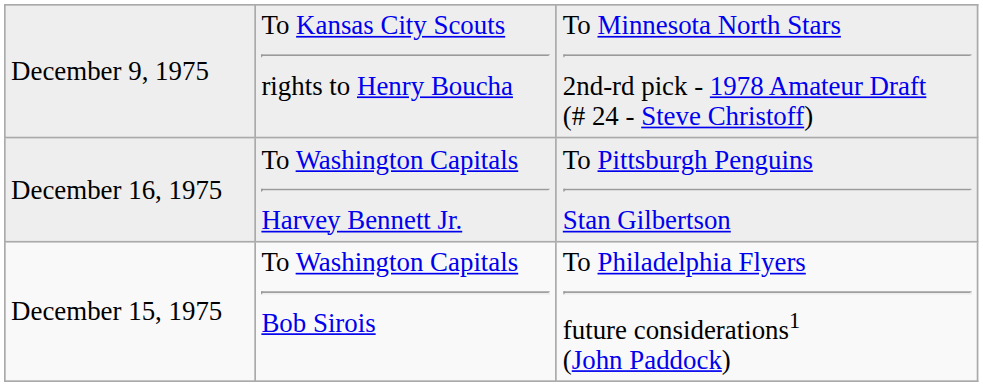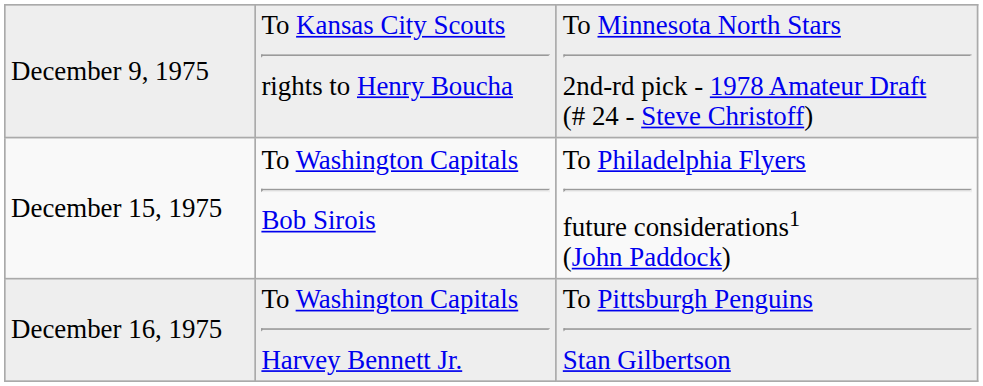rows swapped: (117, 311) <-> (117, 189)
